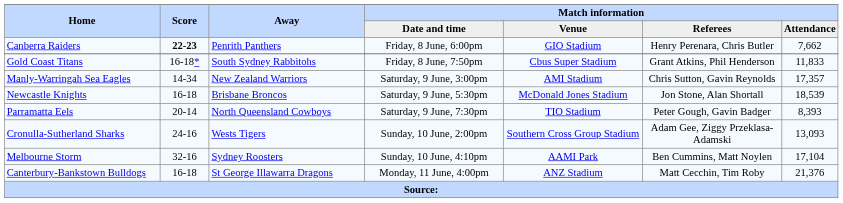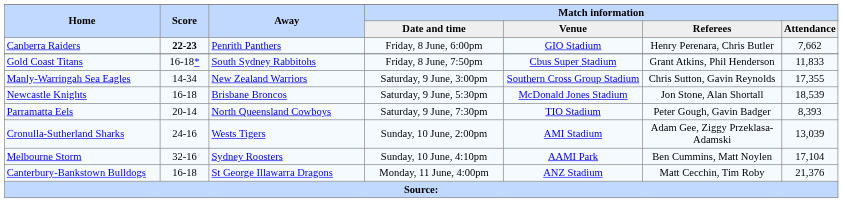(573, 78) AMI Stadium -> (573, 78) Southern Cross Group Stadium
(810, 78) 17,357 -> (810, 78) 17,355
(573, 134) Southern Cross Group Stadium -> (573, 134) AMI Stadium
(810, 134) 13,093 -> (810, 134) 13,039
